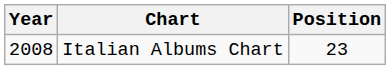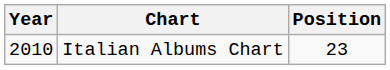(31, 50) 2008 -> (31, 50) 2010
